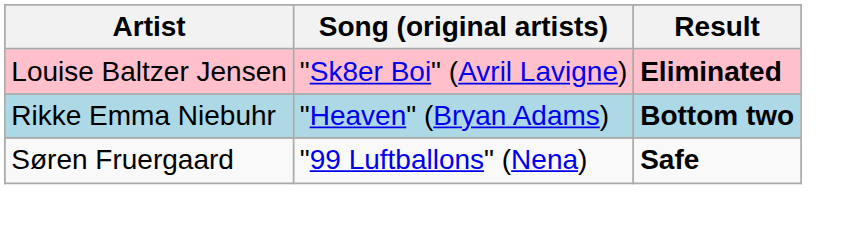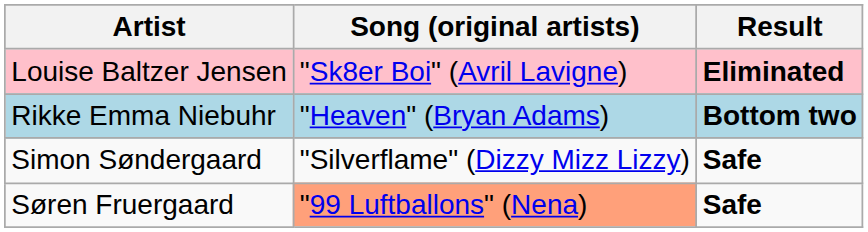+ row: (137, 159)
(444, 159) no background -> (444, 204) lightsalmon background
